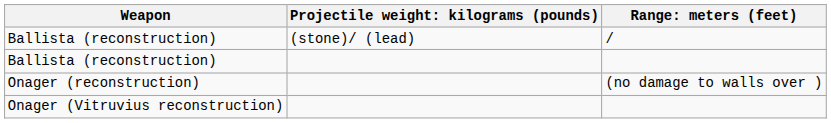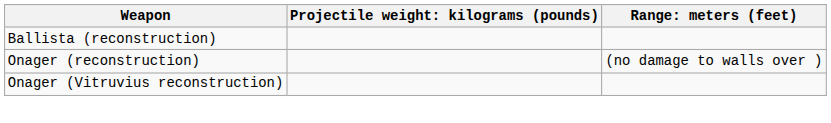- row: (112, 39)
